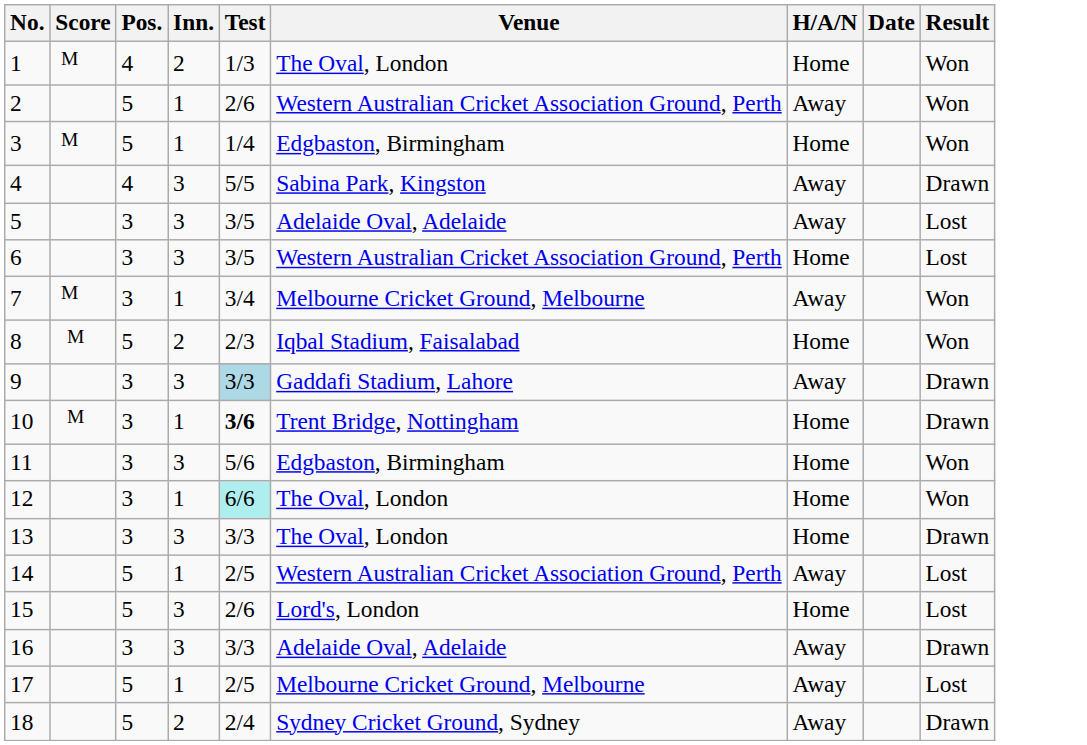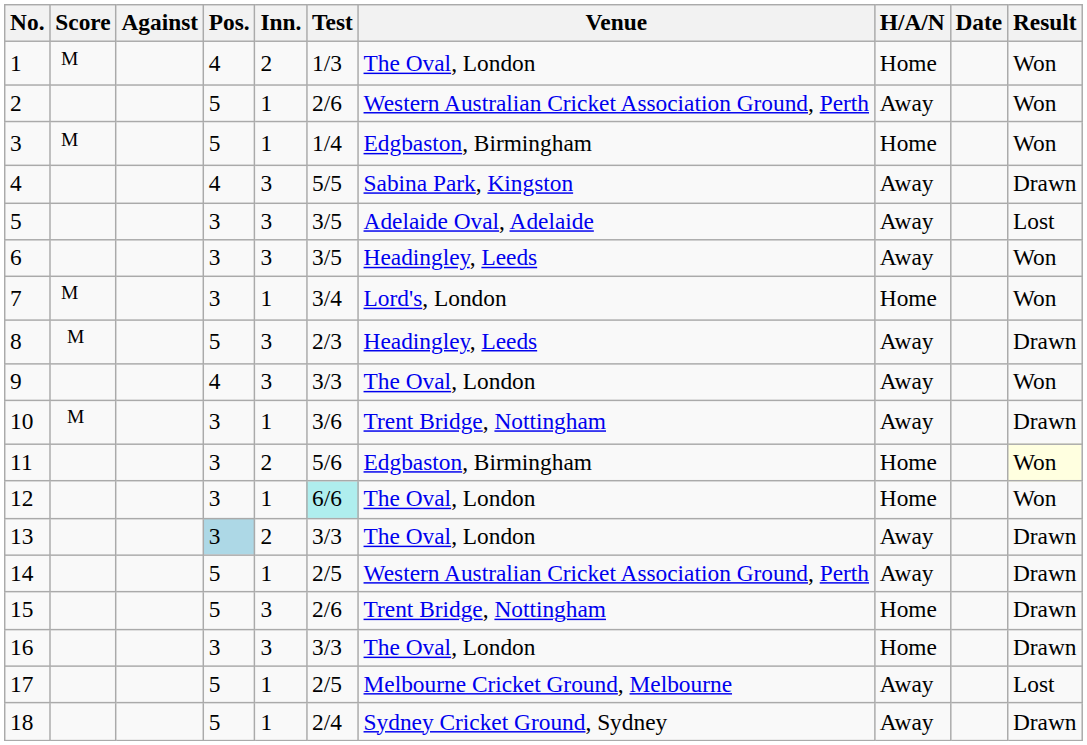+ column: (160, 23)
(529, 257) Western Australian Cricket Association Ground, Perth -> (450, 257) Headingley, Leeds
(821, 257) Home -> (907, 257) Away
(946, 257) Lost -> (1035, 257) Won
(460, 298) Melbourne Cricket Ground, Melbourne -> (435, 298) Lord's, London
(819, 298) Away -> (908, 298) Home
(179, 341) 2 -> (266, 341) 3
(398, 341) Iqbal Stadium, Faisalabad -> (450, 341) Headingley, Leeds
(821, 341) Home -> (907, 341) Away
(947, 341) Won -> (1045, 341) Drawn
(127, 381) 3 -> (215, 381) 4
(240, 381) lightblue background -> (327, 381) no background
(395, 381) Gaddafi Stadium, Lahore -> (450, 381) The Oval, London
(957, 381) Drawn -> (1035, 381) Won
(240, 421) bold -> (327, 421) normal
(821, 421) Home -> (907, 421) Away
(179, 462) 3 -> (266, 462) 2
(947, 462) no background -> (1035, 462) lightyellow background
(127, 536) no background -> (215, 536) lightblue background
(179, 536) 3 -> (266, 536) 2
(821, 536) Home -> (907, 536) Away
(946, 573) Lost -> (1045, 573) Drawn
(348, 610) Lord's, London -> (485, 610) Trent Bridge, Nottingham
(946, 610) Lost -> (1045, 610) Drawn
(391, 647) Adelaide Oval, Adelaide -> (450, 647) The Oval, London
(819, 647) Away -> (908, 647) Home
(179, 721) 2 -> (266, 721) 1
